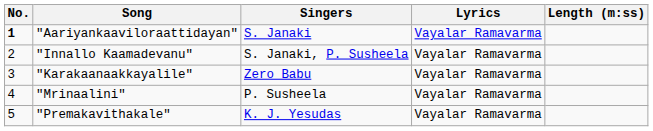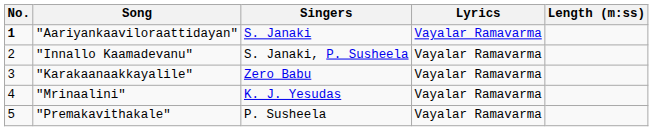(285, 95) P. Susheela -> (293, 95) K. J. Yesudas
(293, 116) K. J. Yesudas -> (285, 116) P. Susheela
